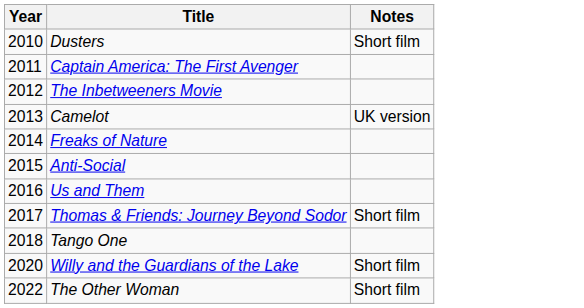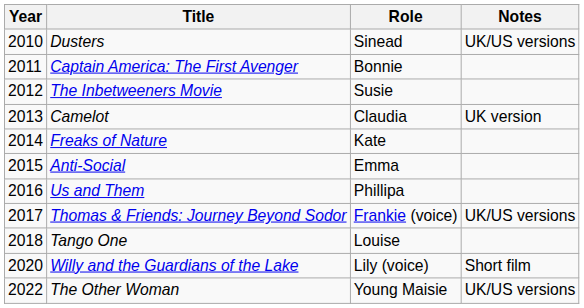+ column: (406, 16)
(387, 41) Short film -> (520, 41) UK/US versions
(387, 215) Short film -> (520, 215) UK/US versions
(387, 290) Short film -> (520, 290) UK/US versions
